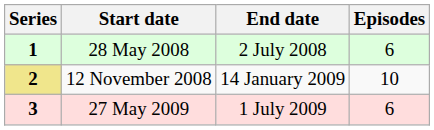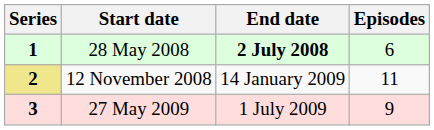(283, 49) normal -> (283, 49) bold
(390, 79) 10 -> (390, 79) 11
(390, 109) 6 -> (390, 109) 9
